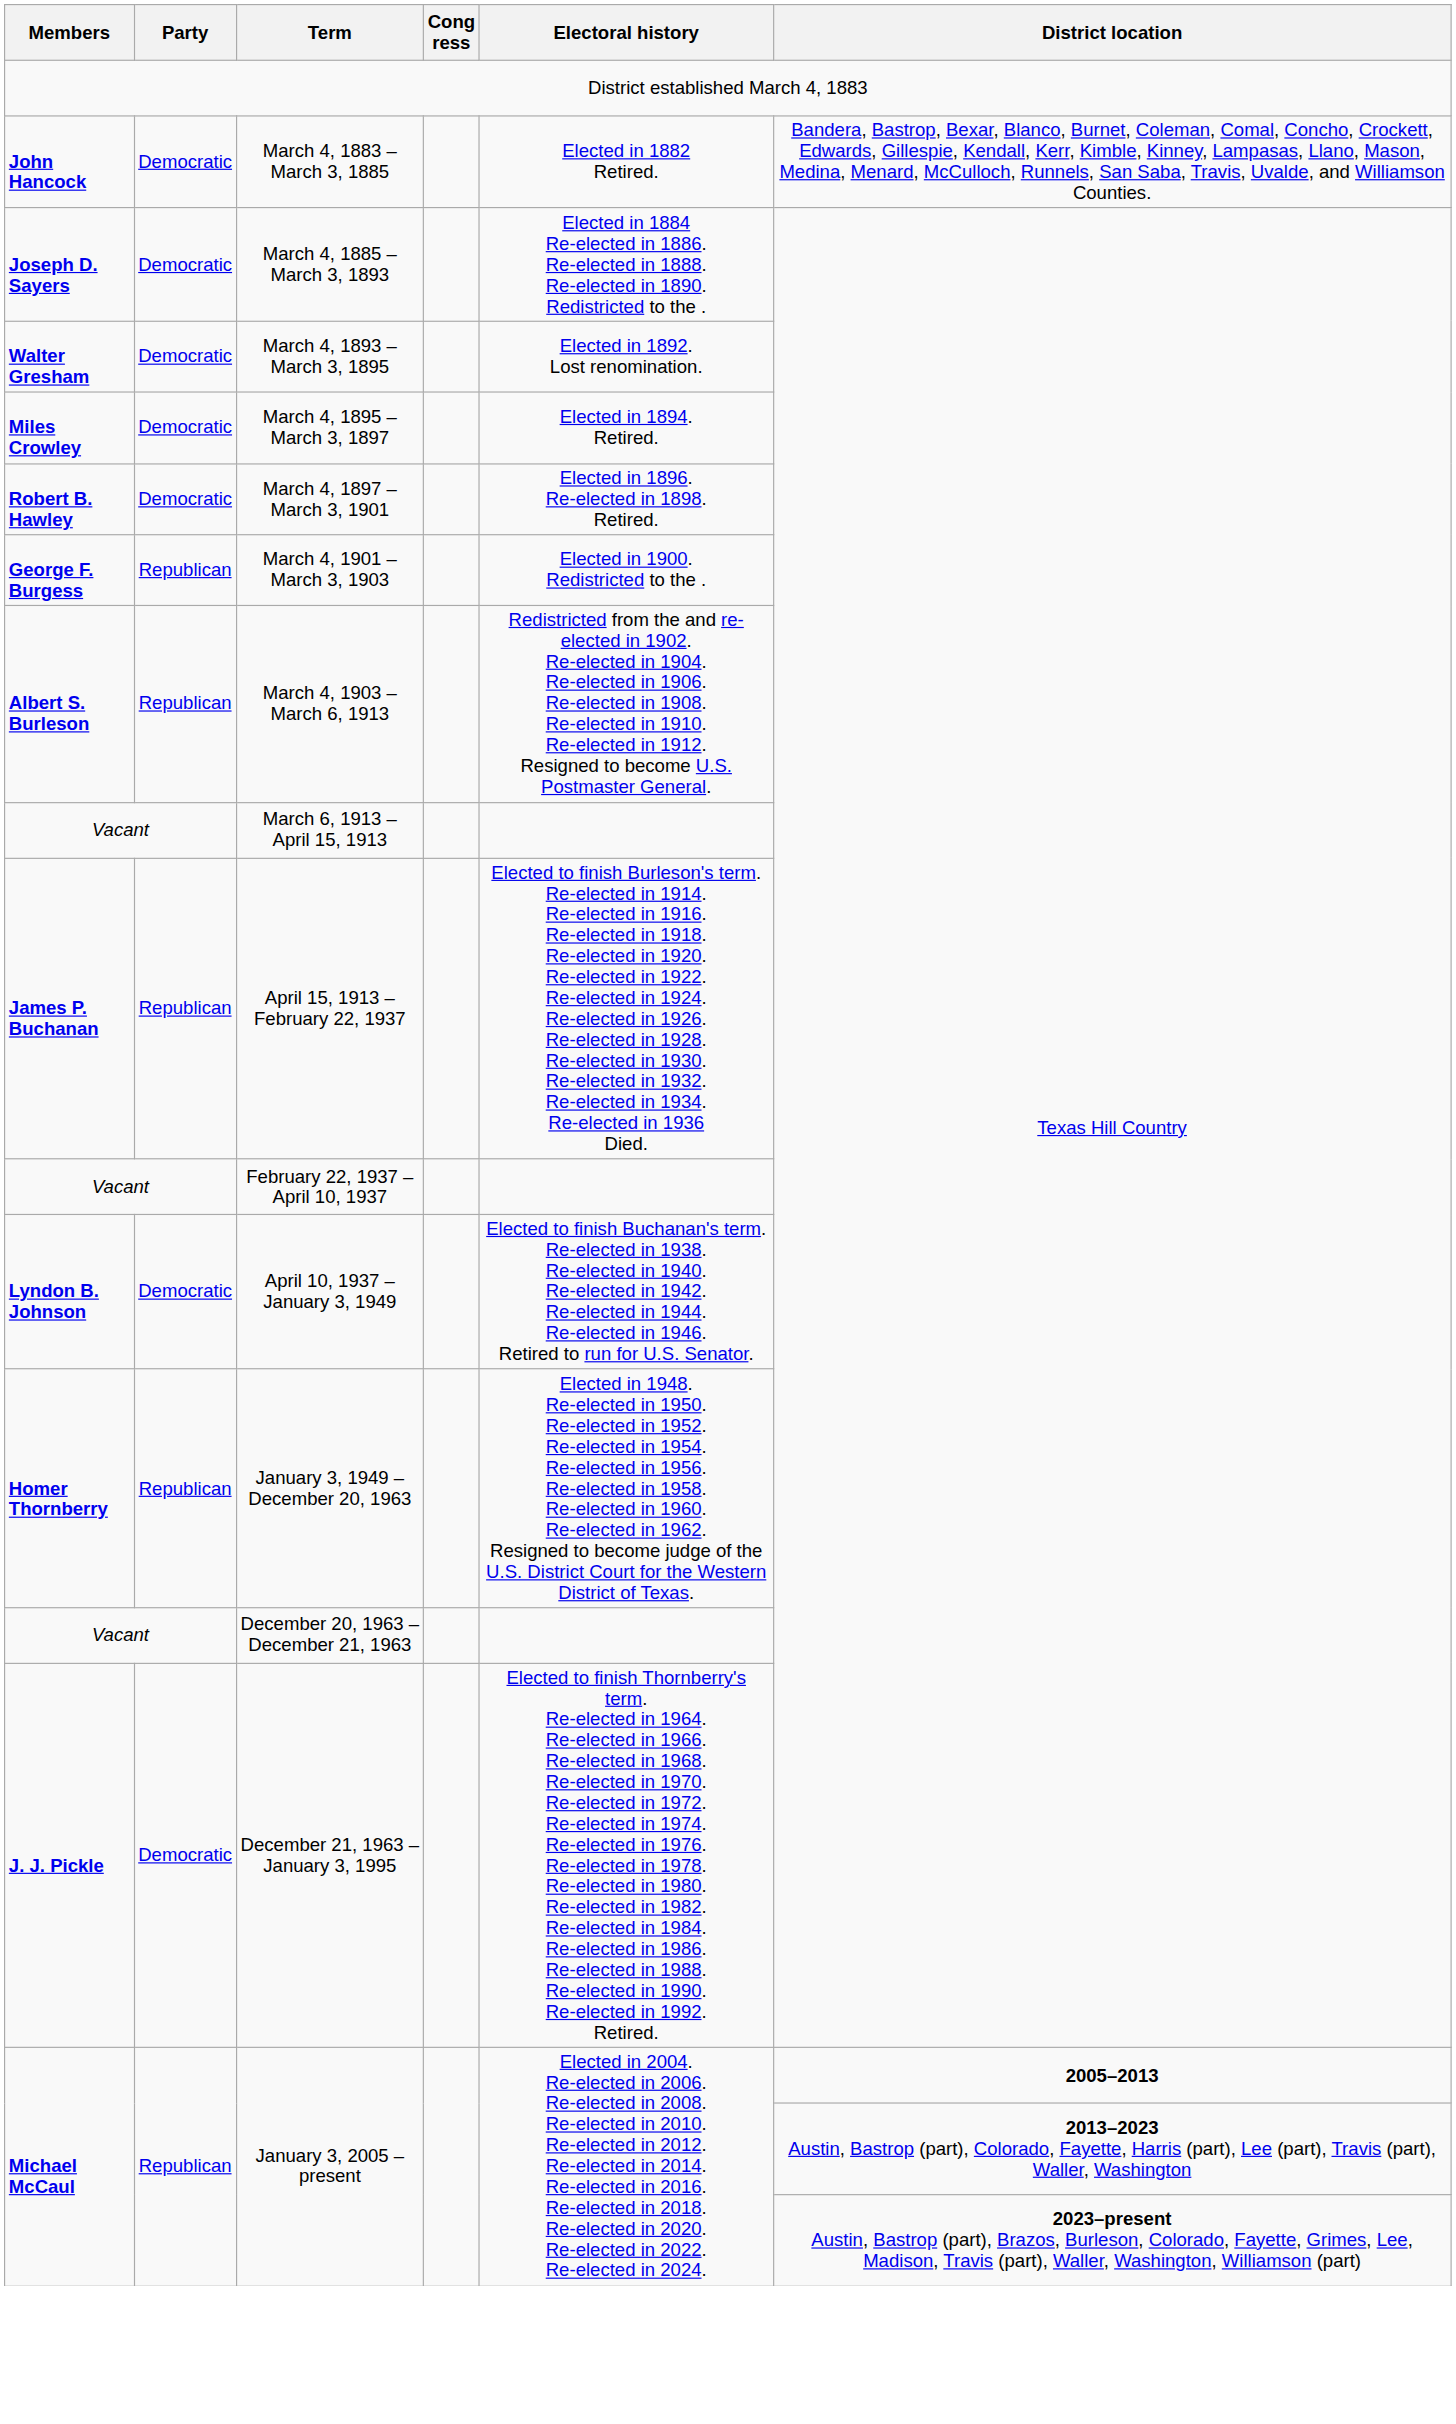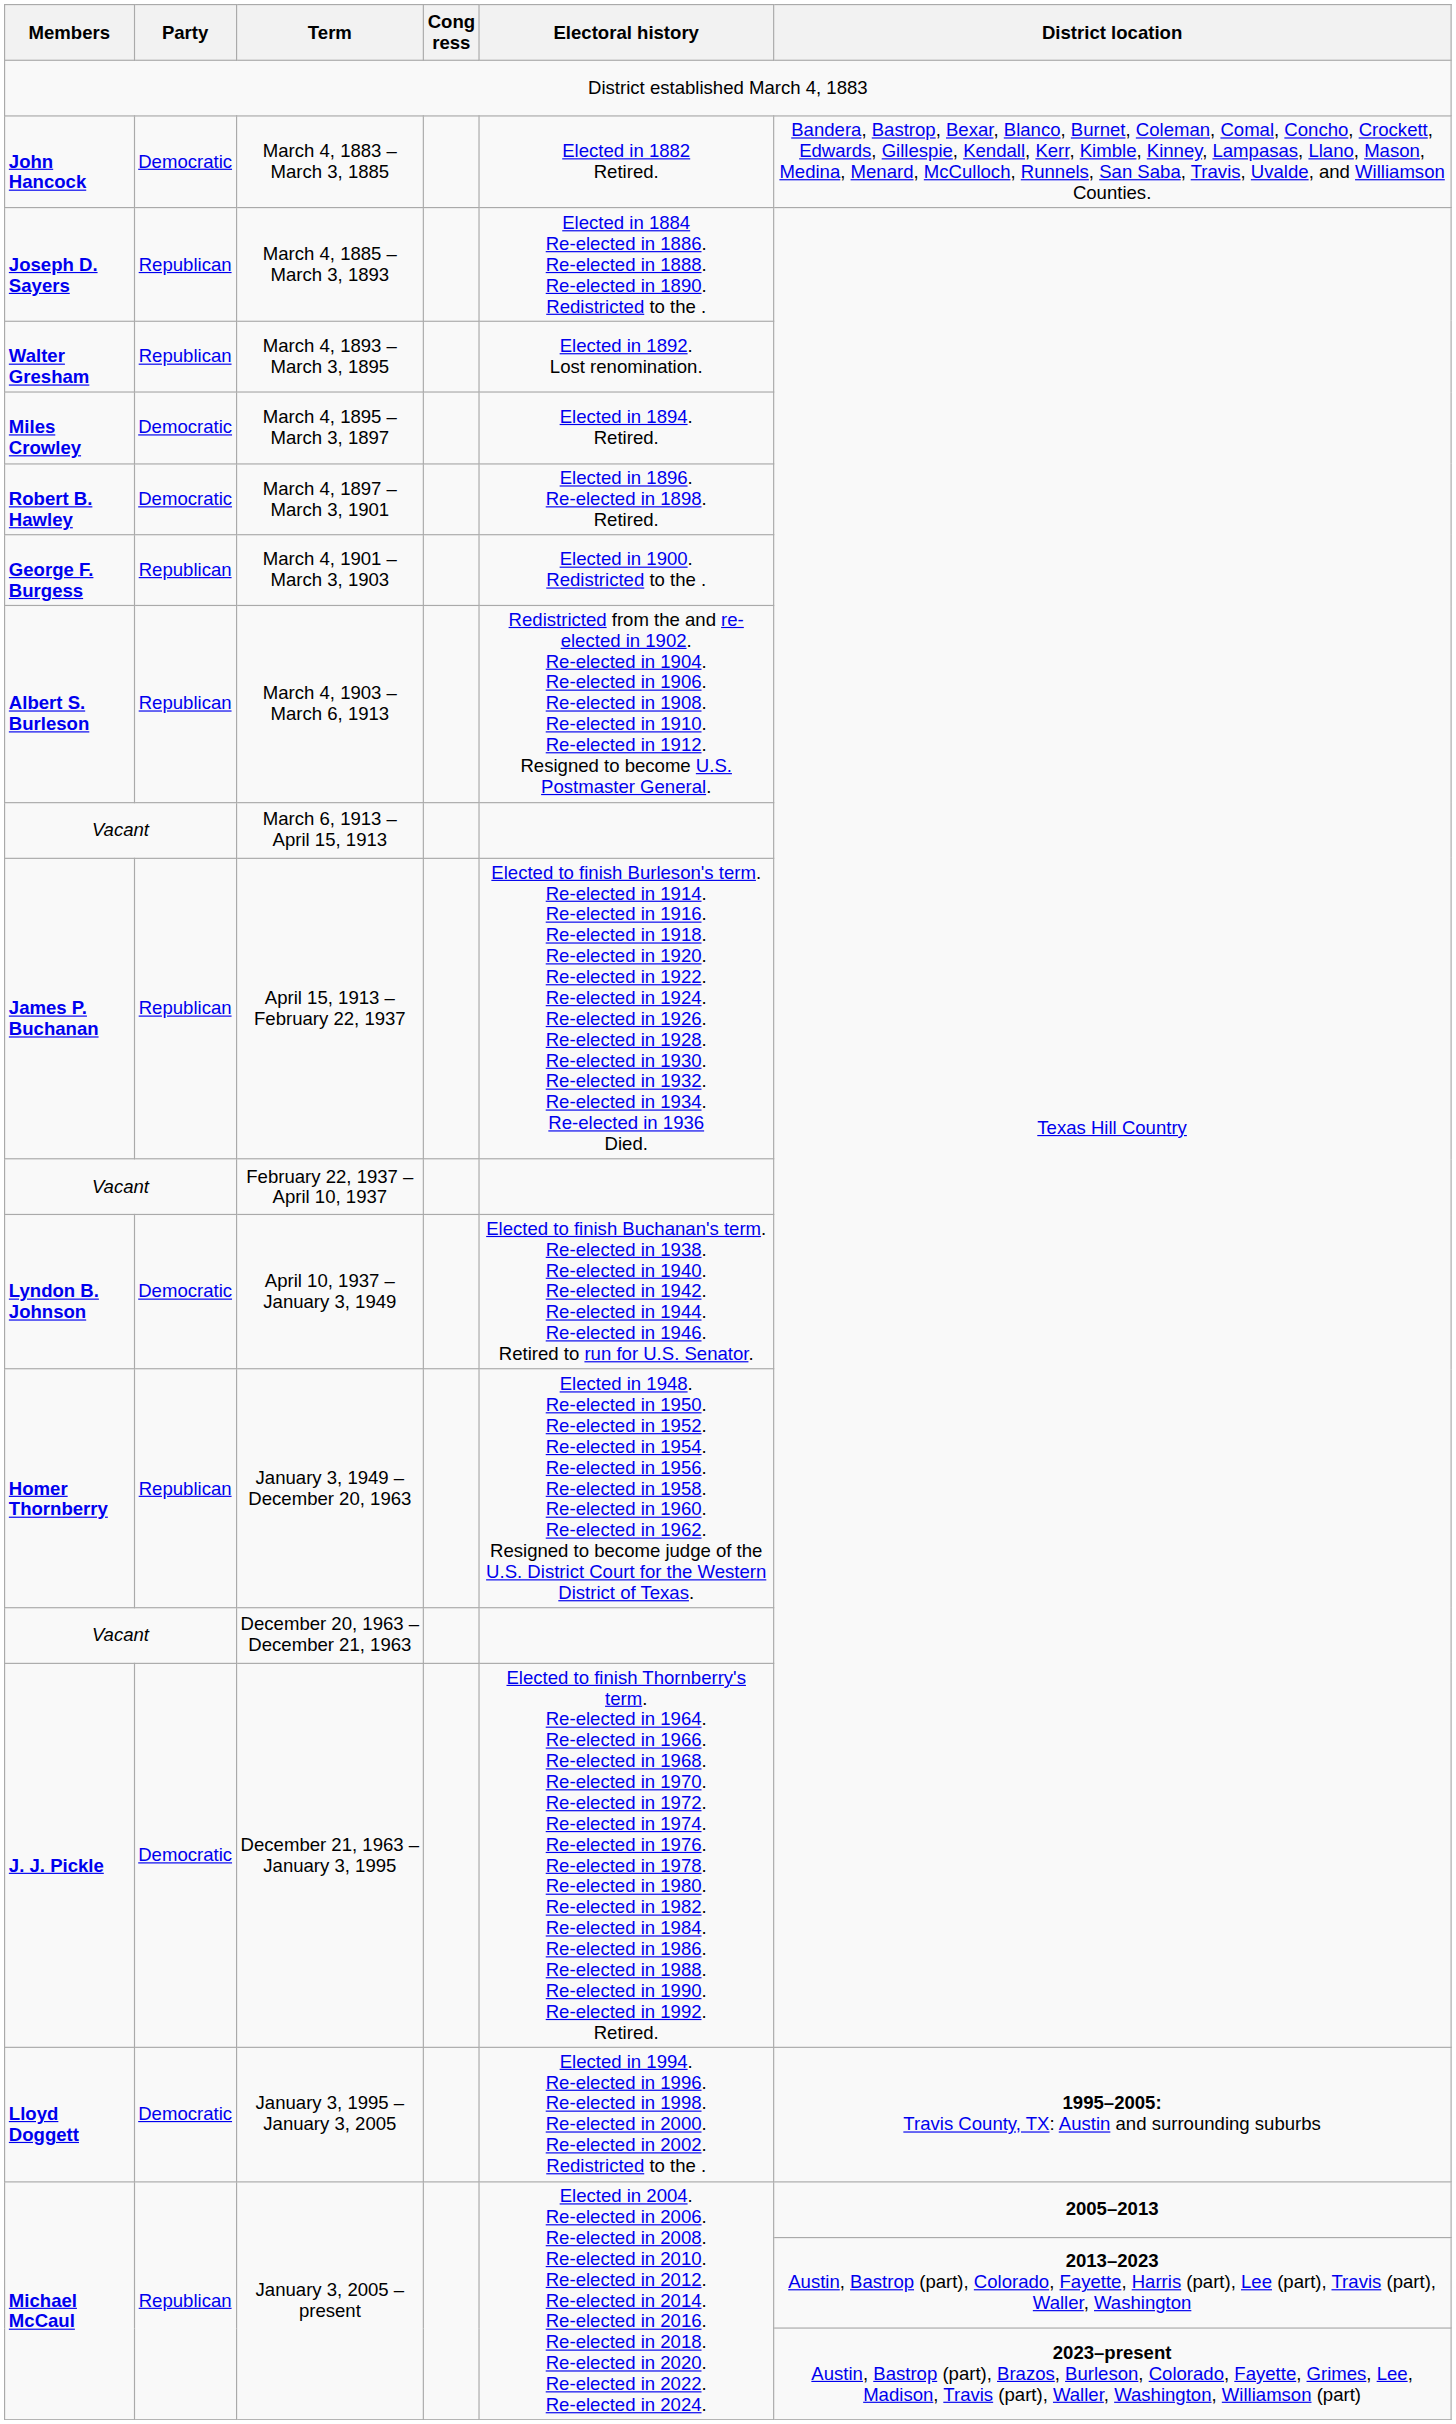(185, 264) Democratic -> (185, 264) Republican
(185, 356) Democratic -> (185, 356) Republican
+ row: (44, 2124)
